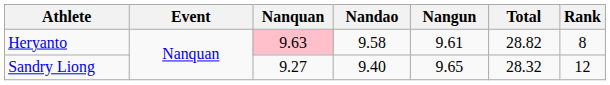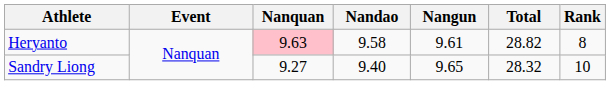(582, 67) 12 -> (582, 67) 10
